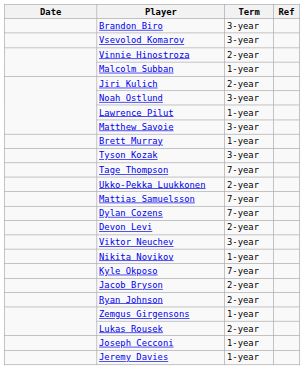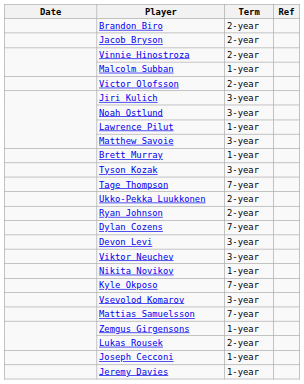(243, 26) 3-year -> (243, 26) 2-year
rows swapped: (131, 285) <-> (142, 40)
+ row: (139, 84)
(243, 84) 2-year -> (243, 98) 3-year
rows swapped: (147, 199) <-> (131, 300)
(243, 228) 2-year -> (243, 242) 3-year
